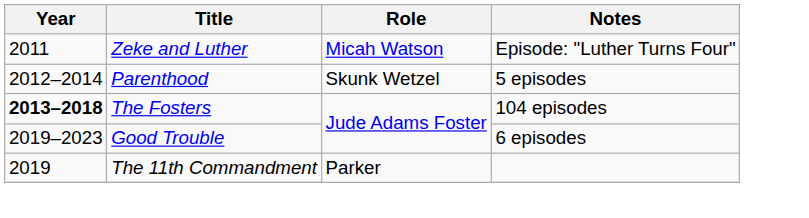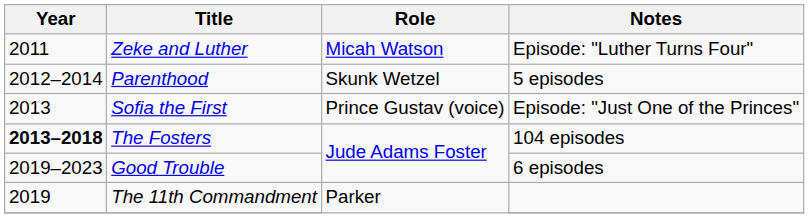+ row: (169, 108)
